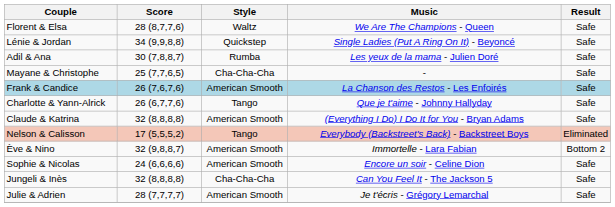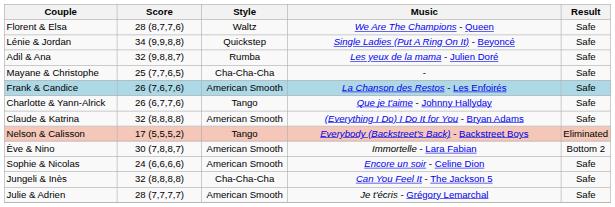(159, 57) 30 (7,8,8,7) -> (159, 57) 32 (9,8,8,7)
(159, 149) 32 (9,8,8,7) -> (159, 149) 30 (7,8,8,7)
